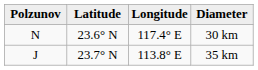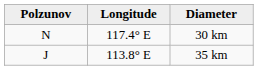- column: (98, 14)
